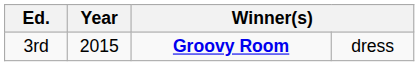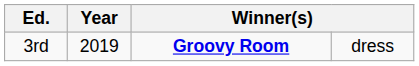(99, 46) 2015 -> (99, 46) 2019
